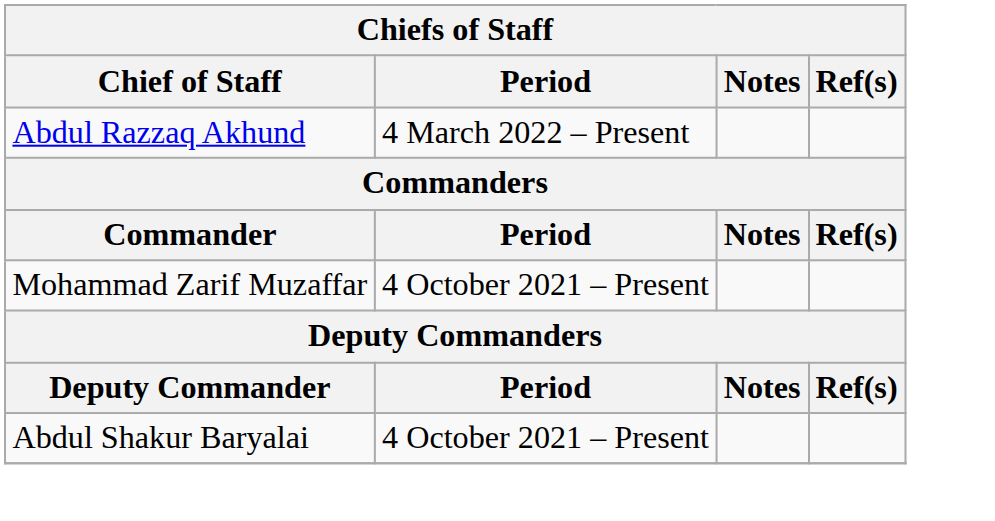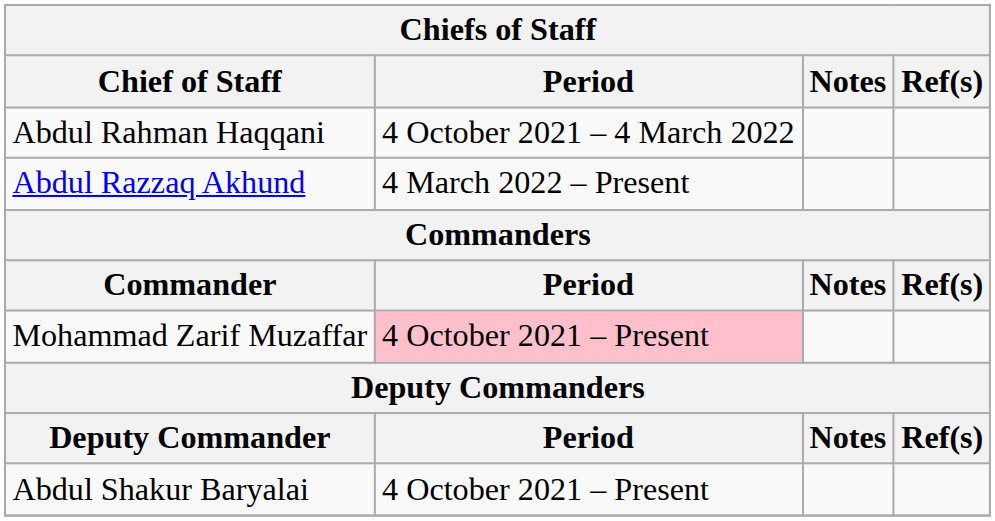+ row: (169, 132)
(546, 285) no background -> (546, 336) pink background
